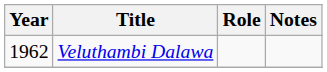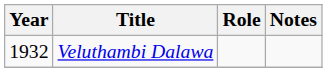(29, 51) 1962 -> (29, 51) 1932
